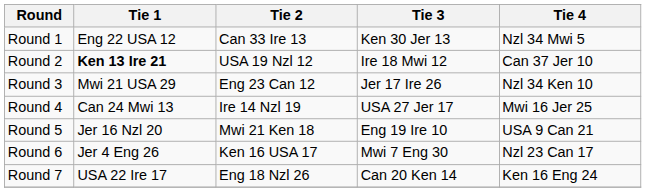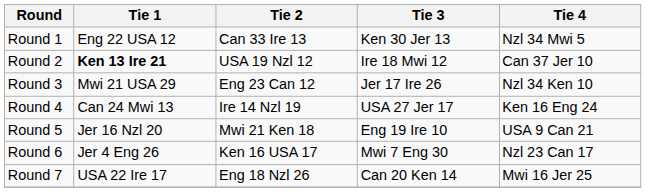(547, 107) Mwi 16 Jer 25 -> (550, 107) Ken 16 Eng 24
(550, 175) Ken 16 Eng 24 -> (547, 175) Mwi 16 Jer 25
